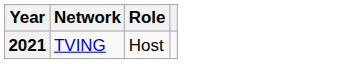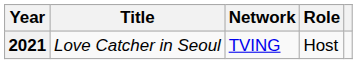+ column: (137, 17)
